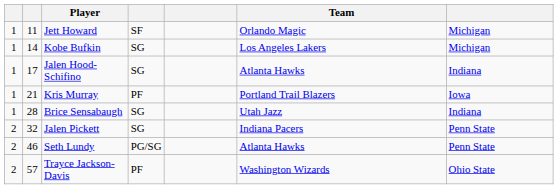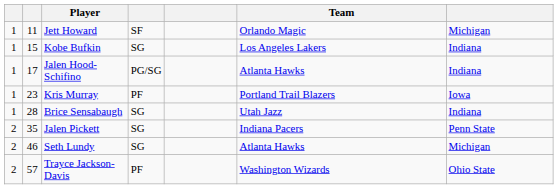(32, 47) 14 -> (32, 47) 15
(469, 47) Michigan -> (465, 47) Indiana
(138, 71) SG -> (146, 71) PG/SG
(32, 94) 21 -> (32, 94) 23
(32, 128) 32 -> (32, 128) 35
(146, 146) PG/SG -> (138, 146) SG
(472, 146) Penn State -> (469, 146) Michigan
